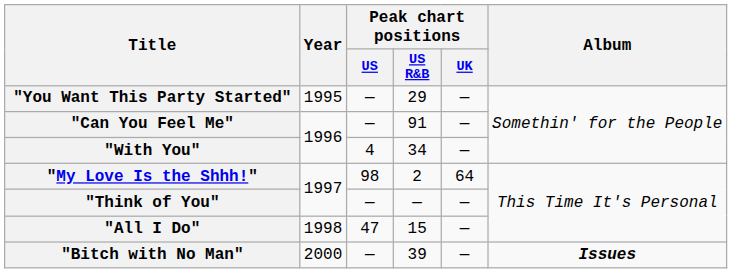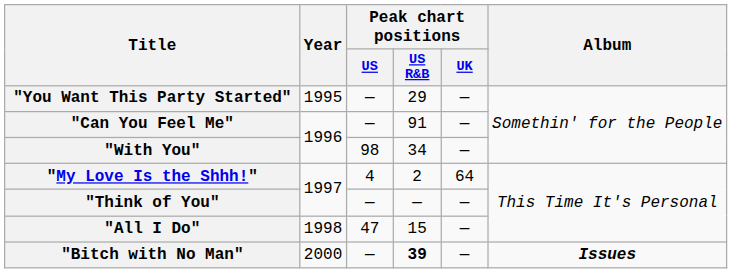(370, 150) 4 -> (370, 150) 98
(370, 177) 98 -> (370, 177) 4
(417, 255) normal -> (417, 255) bold
